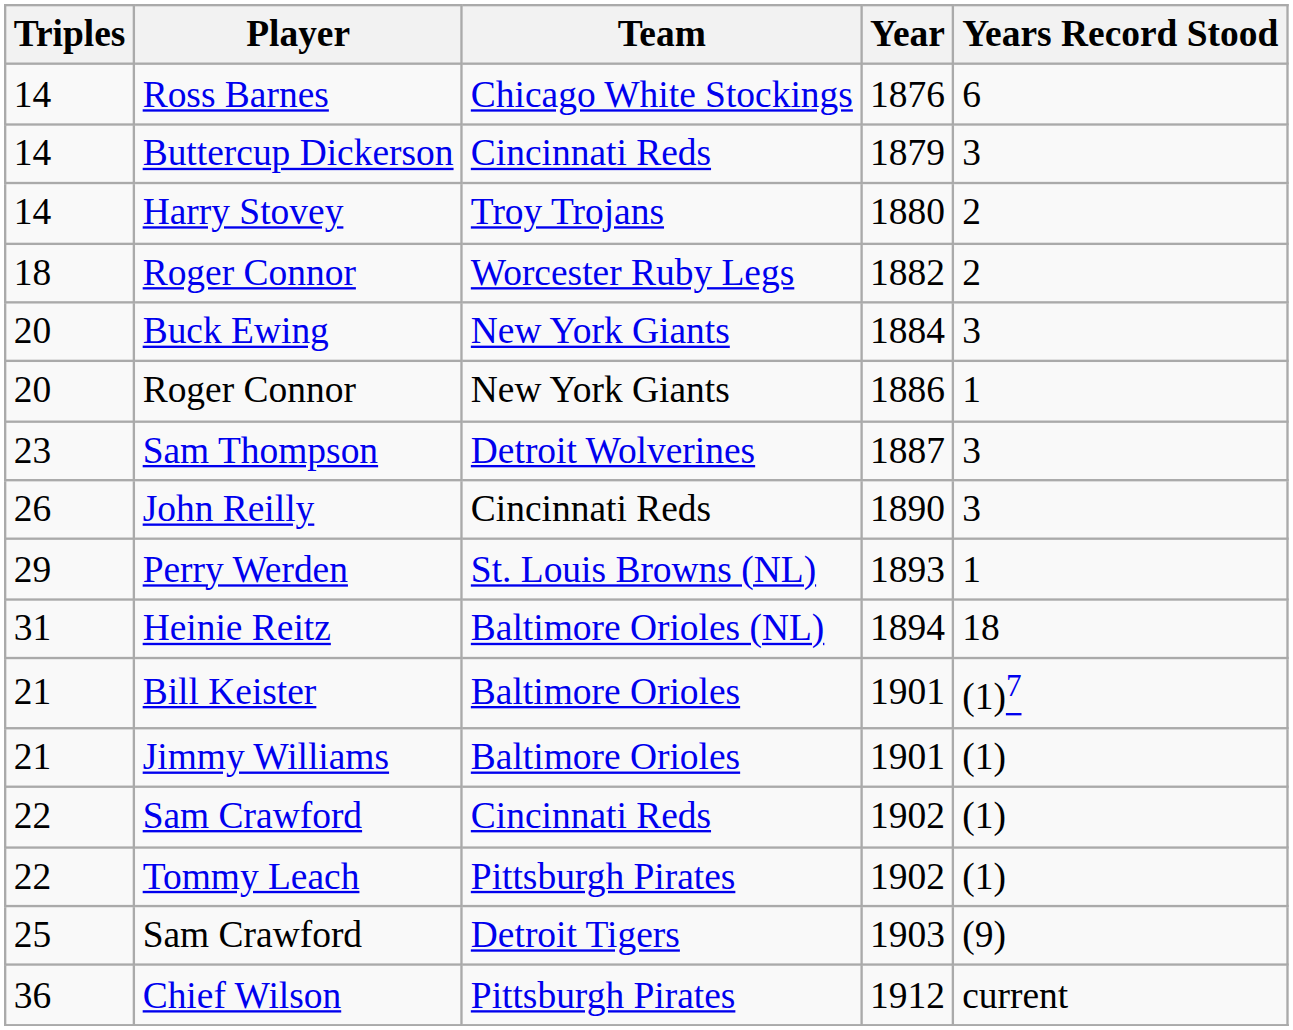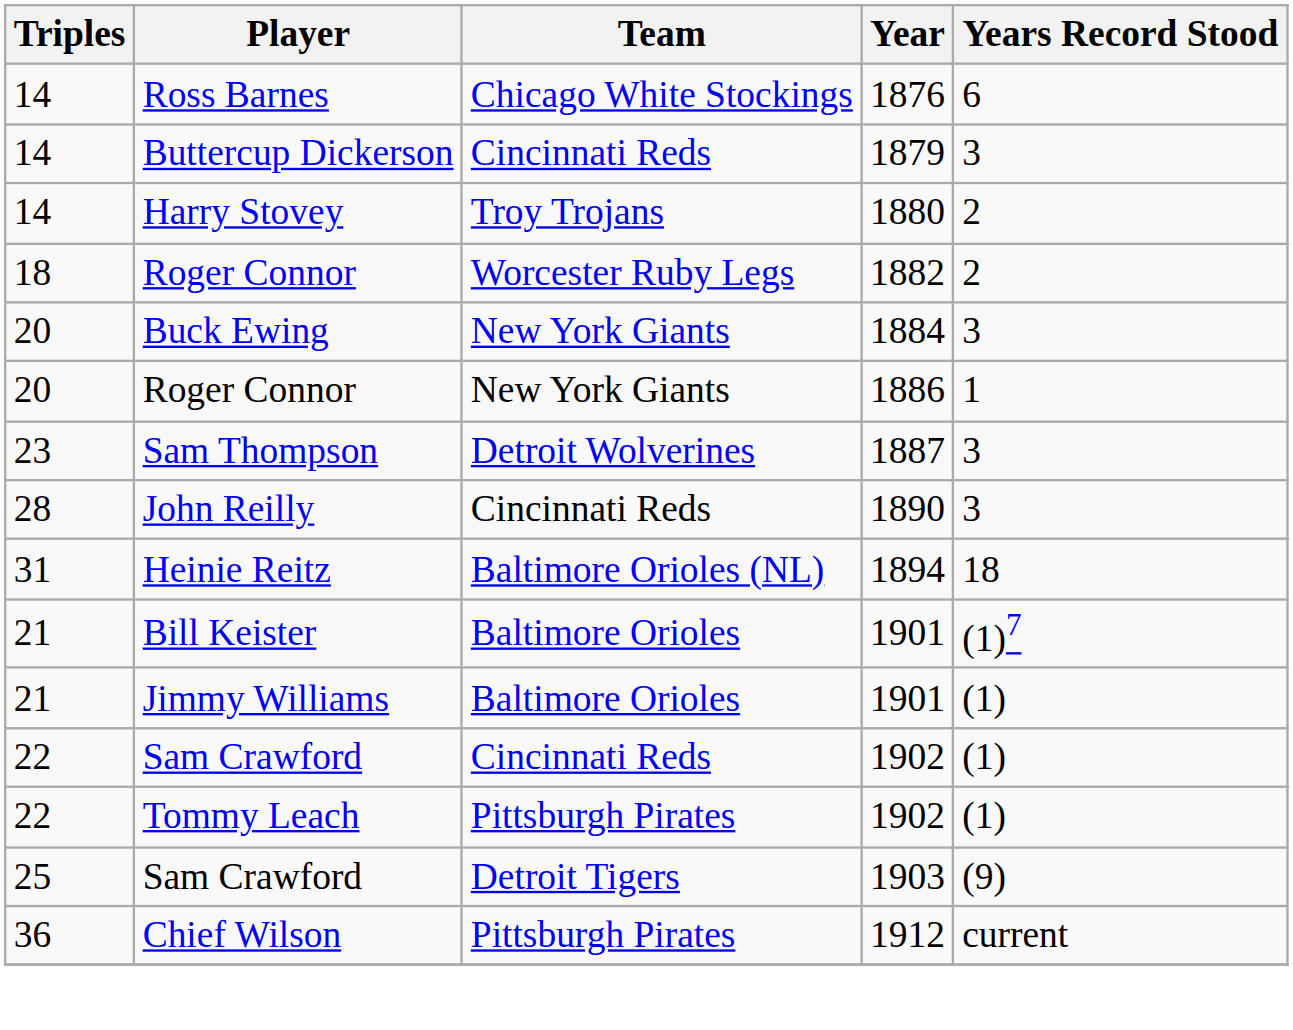(33, 509) 26 -> (33, 509) 28
- row: (245, 568)
